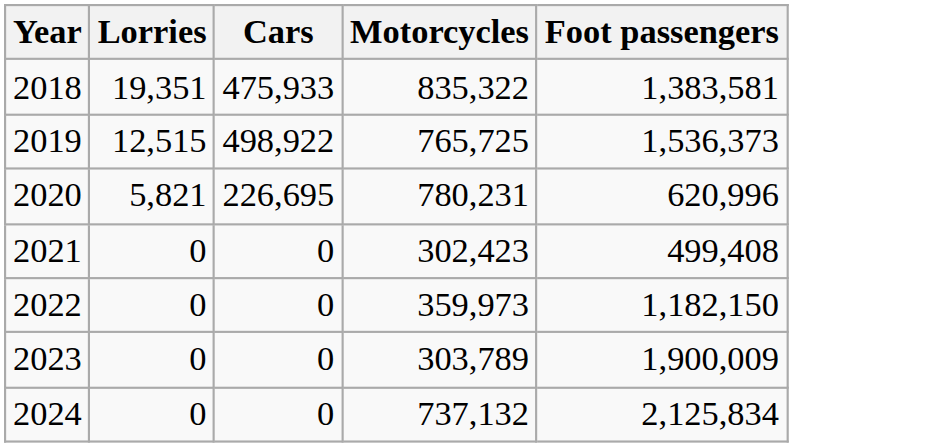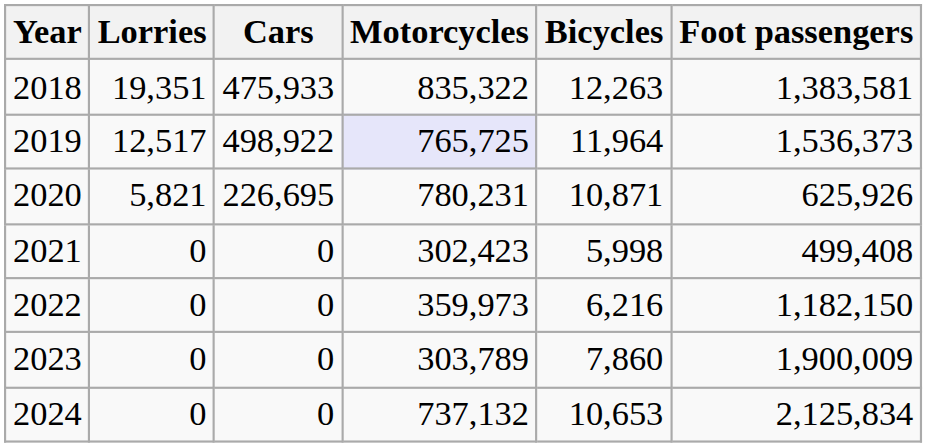+ column: (604, 31)
(159, 140) 12,515 -> (159, 140) 12,517
(473, 140) no background -> (473, 140) lavender background
(723, 195) 620,996 -> (857, 195) 625,926
